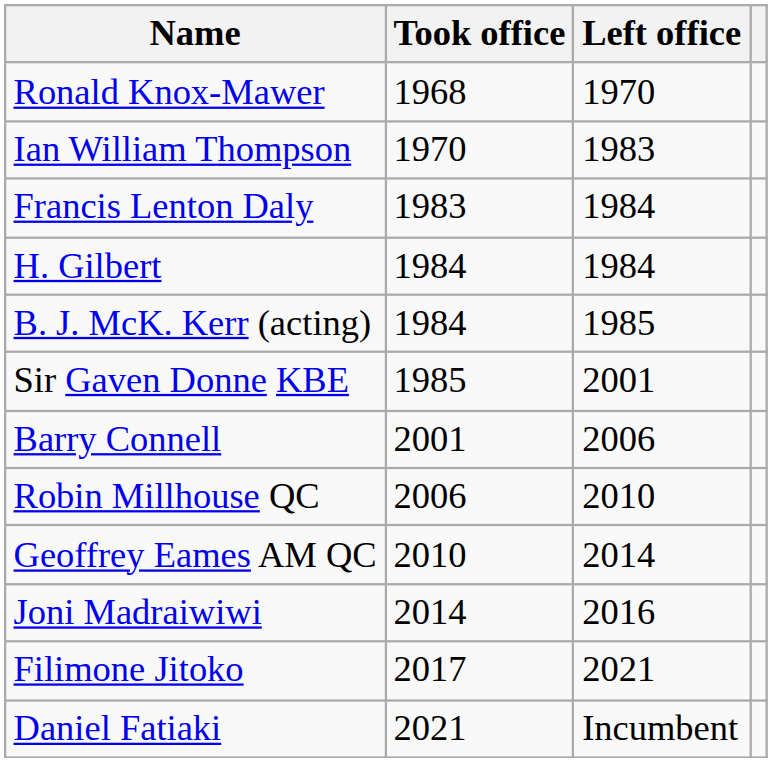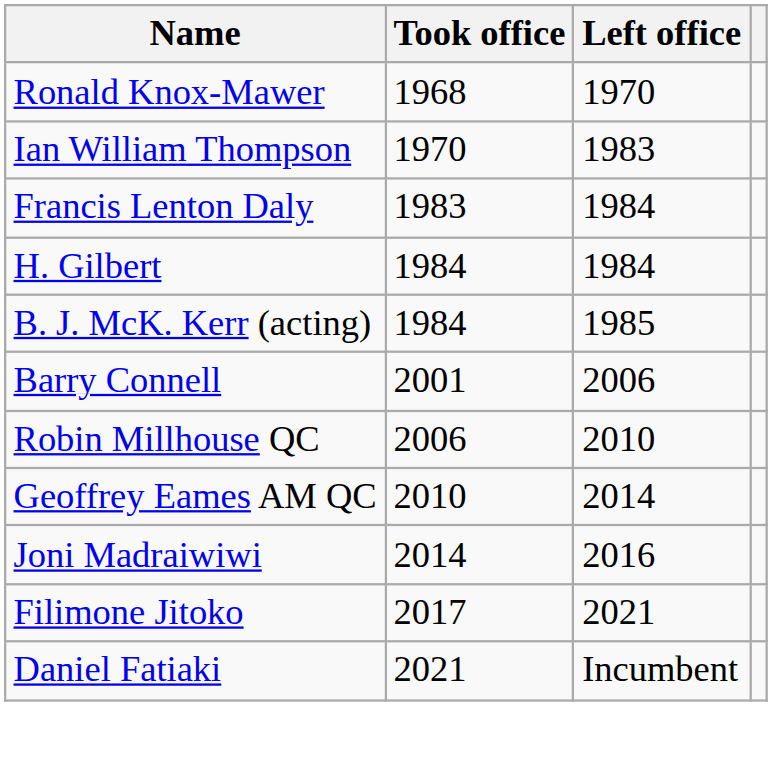- row: (181, 380)
